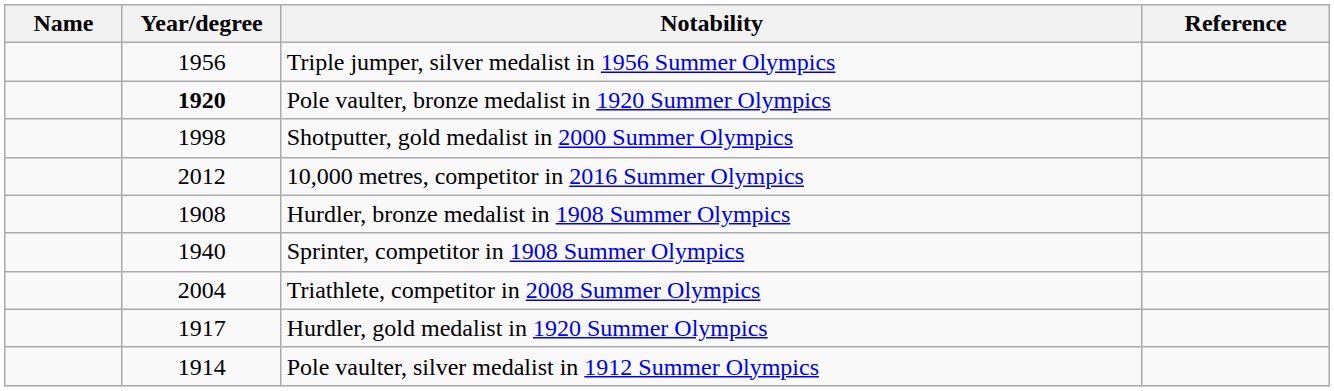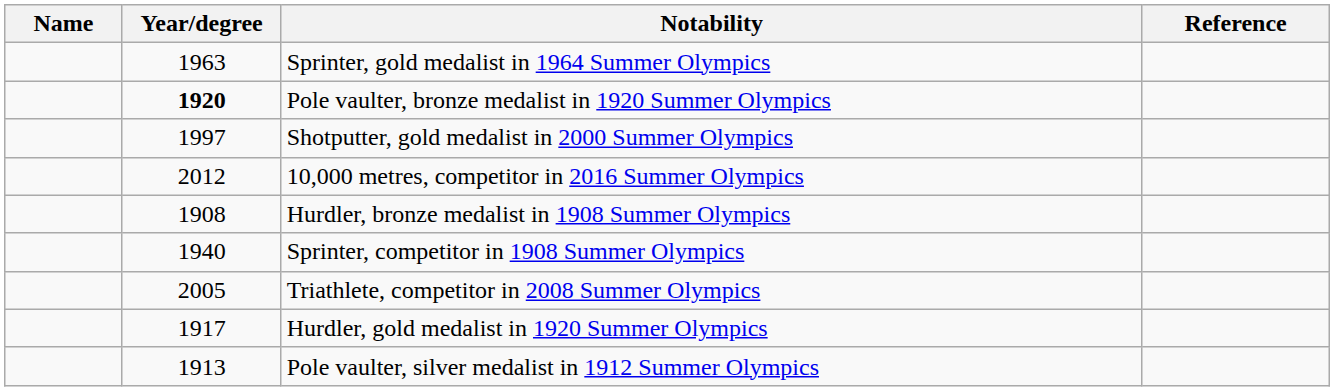+ row: (528, 61)
- row: (561, 61)
(202, 137) 1998 -> (202, 137) 1997
(202, 289) 2004 -> (202, 289) 2005
(202, 366) 1914 -> (202, 366) 1913
